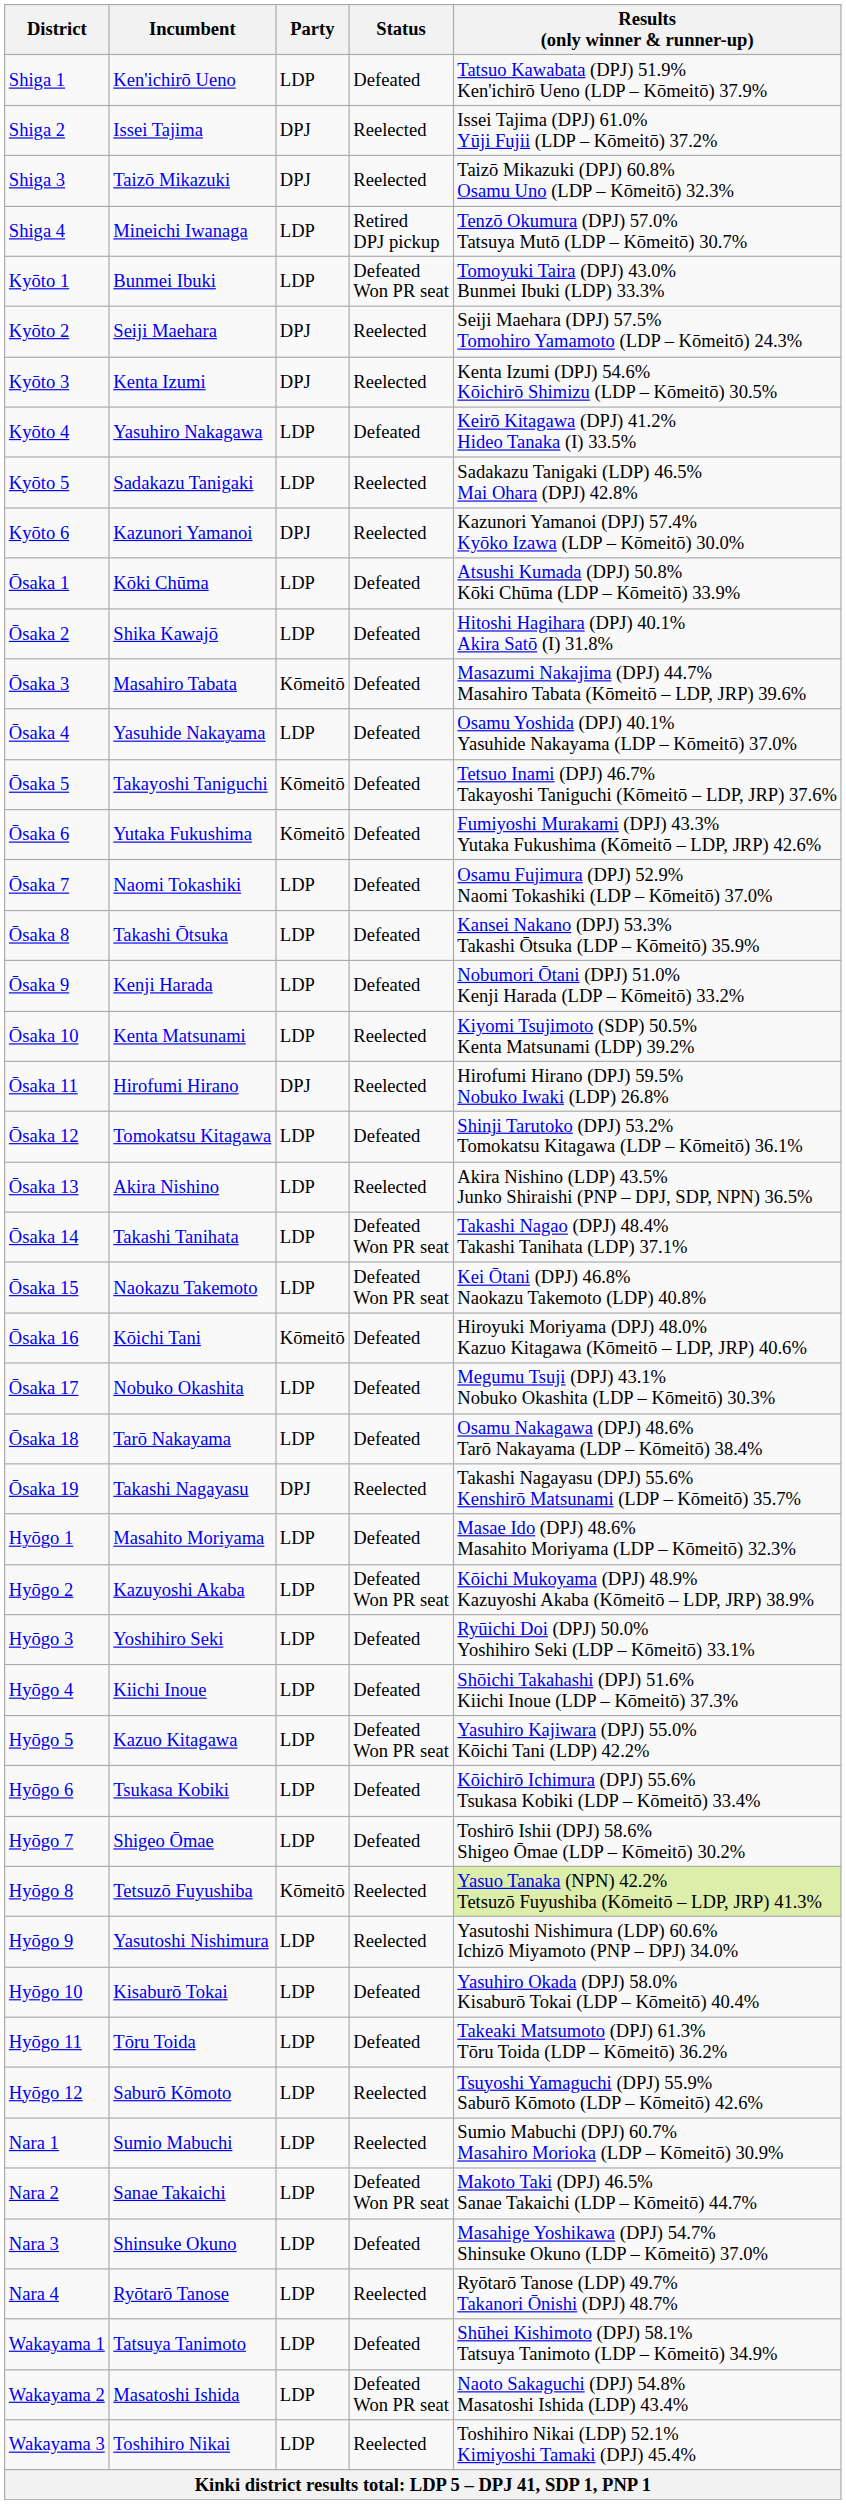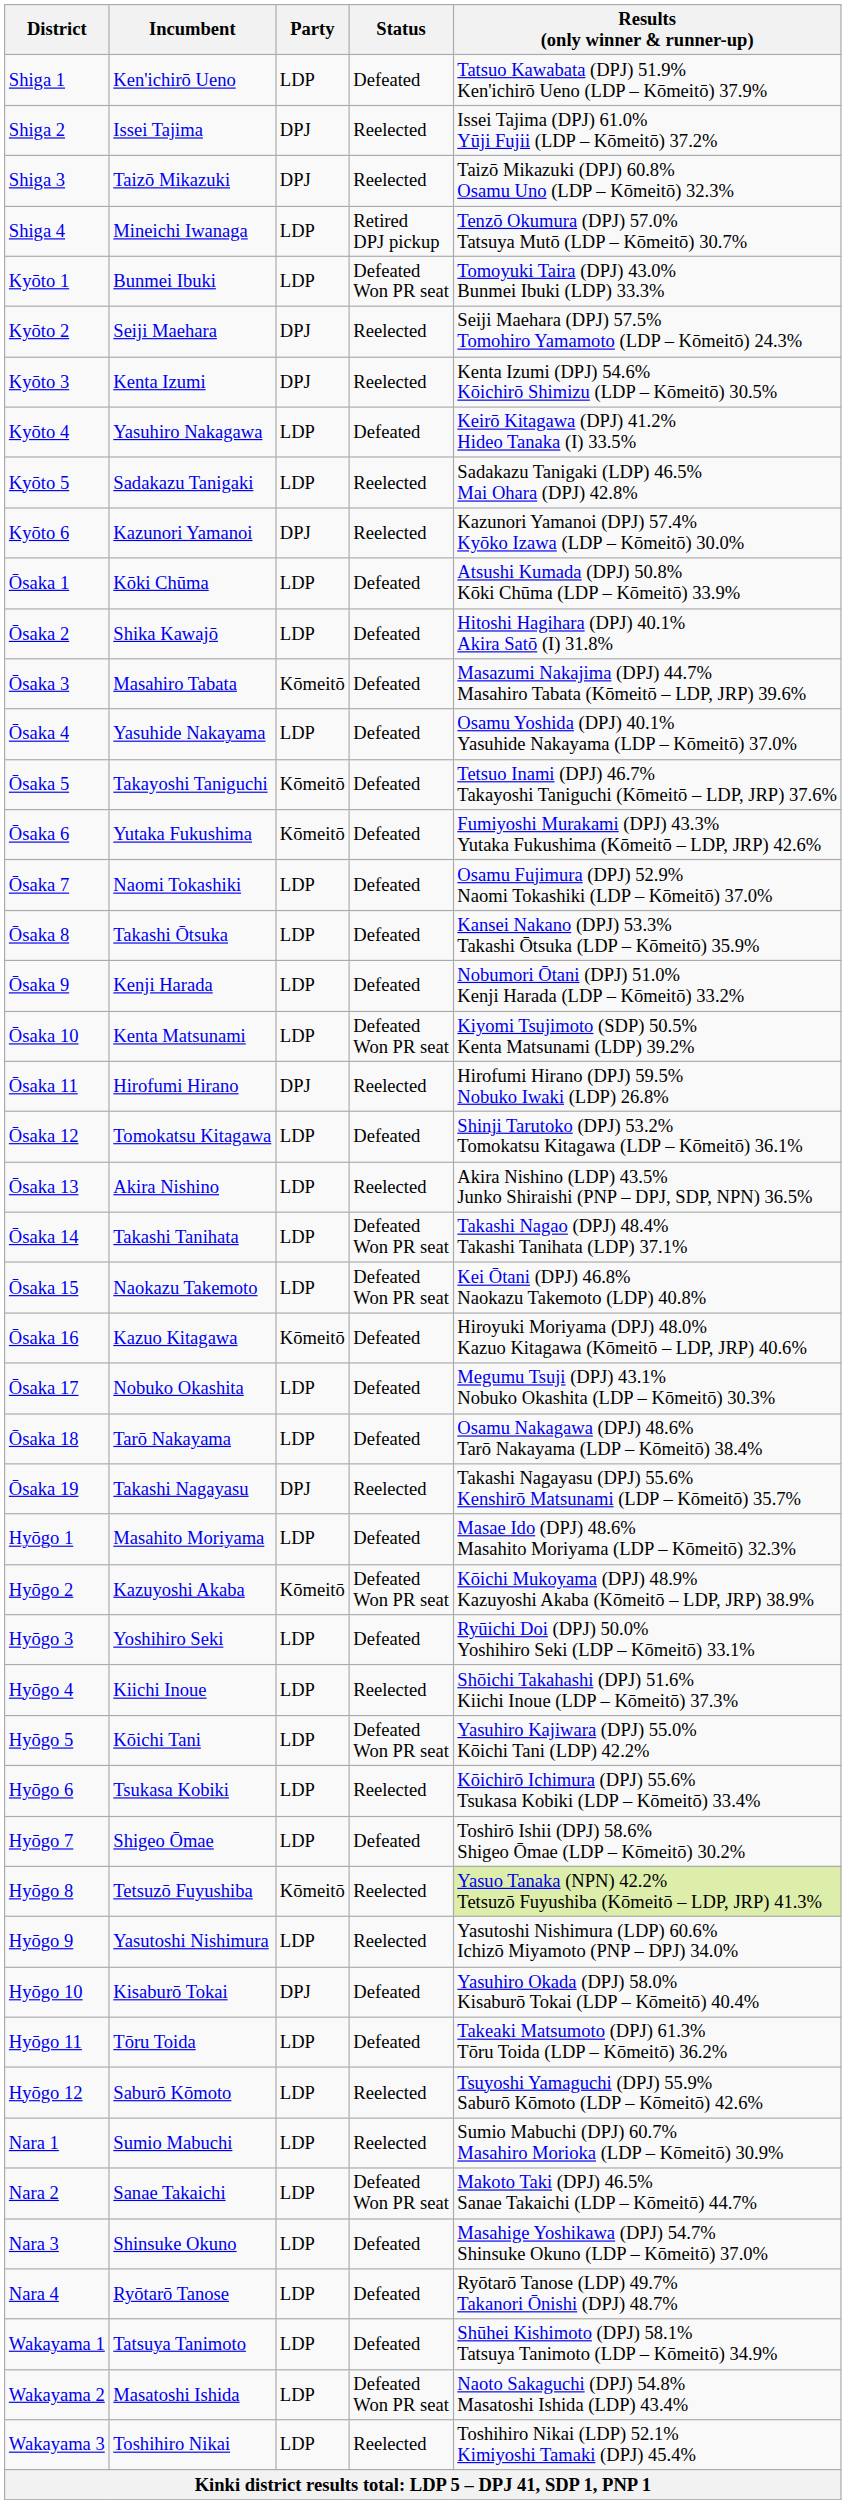(390, 1035) Reelected -> (401, 1035) Defeated Won PR seat
(157, 1337) Kōichi Tani -> (175, 1337) Kazuo Kitagawa
(297, 1589) LDP -> (312, 1589) Kōmeitō
(387, 1690) Defeated -> (390, 1690) Reelected
(175, 1740) Kazuo Kitagawa -> (157, 1740) Kōichi Tani
(387, 1790) Defeated -> (390, 1790) Reelected
(297, 1991) LDP -> (295, 1991) DPJ
(390, 2293) Reelected -> (387, 2293) Defeated
